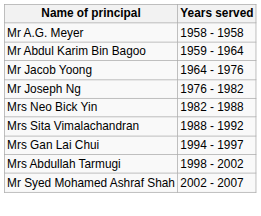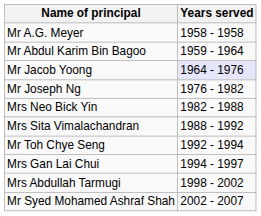(212, 70) no background -> (212, 70) lavender background
+ row: (56, 145)
